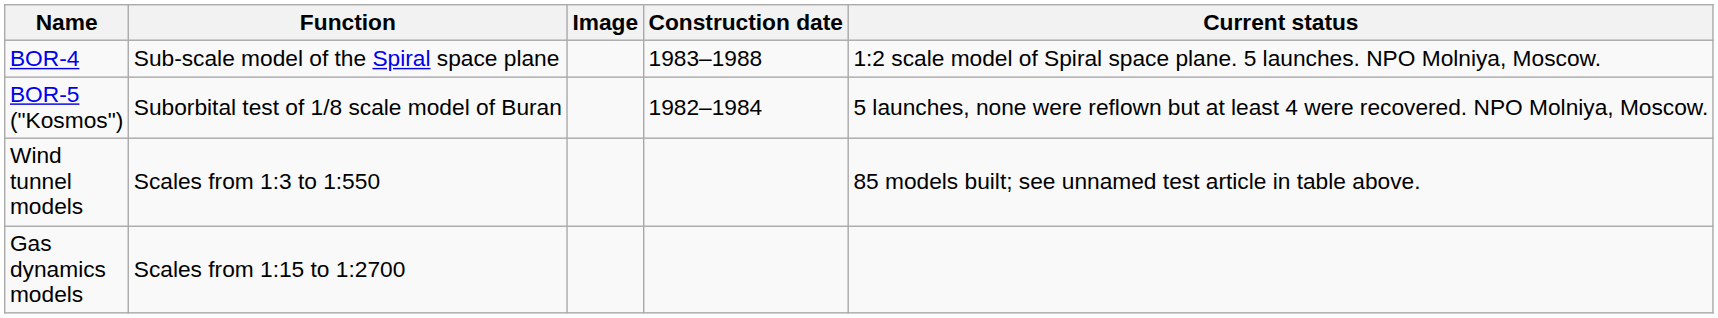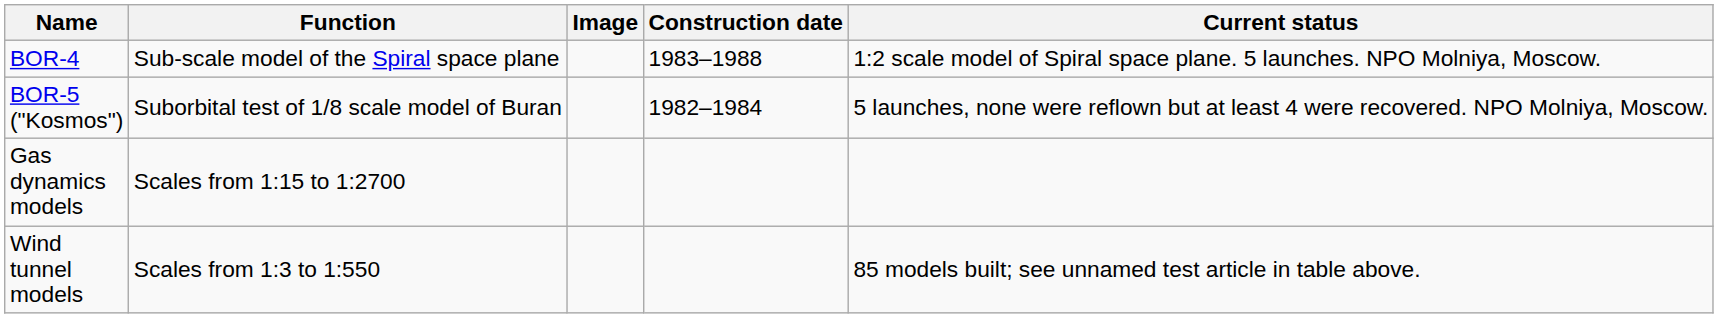rows swapped: (47, 181) <-> (58, 268)
